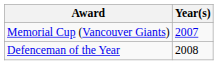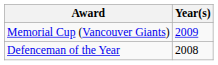(187, 32) 2007 -> (187, 32) 2009
